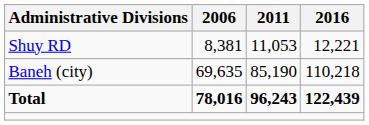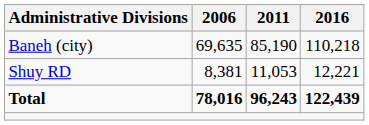rows swapped: (40, 44) <-> (51, 71)
